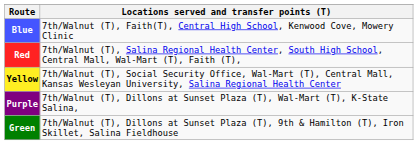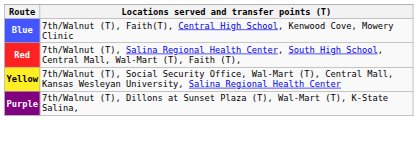- row: (22, 128)
